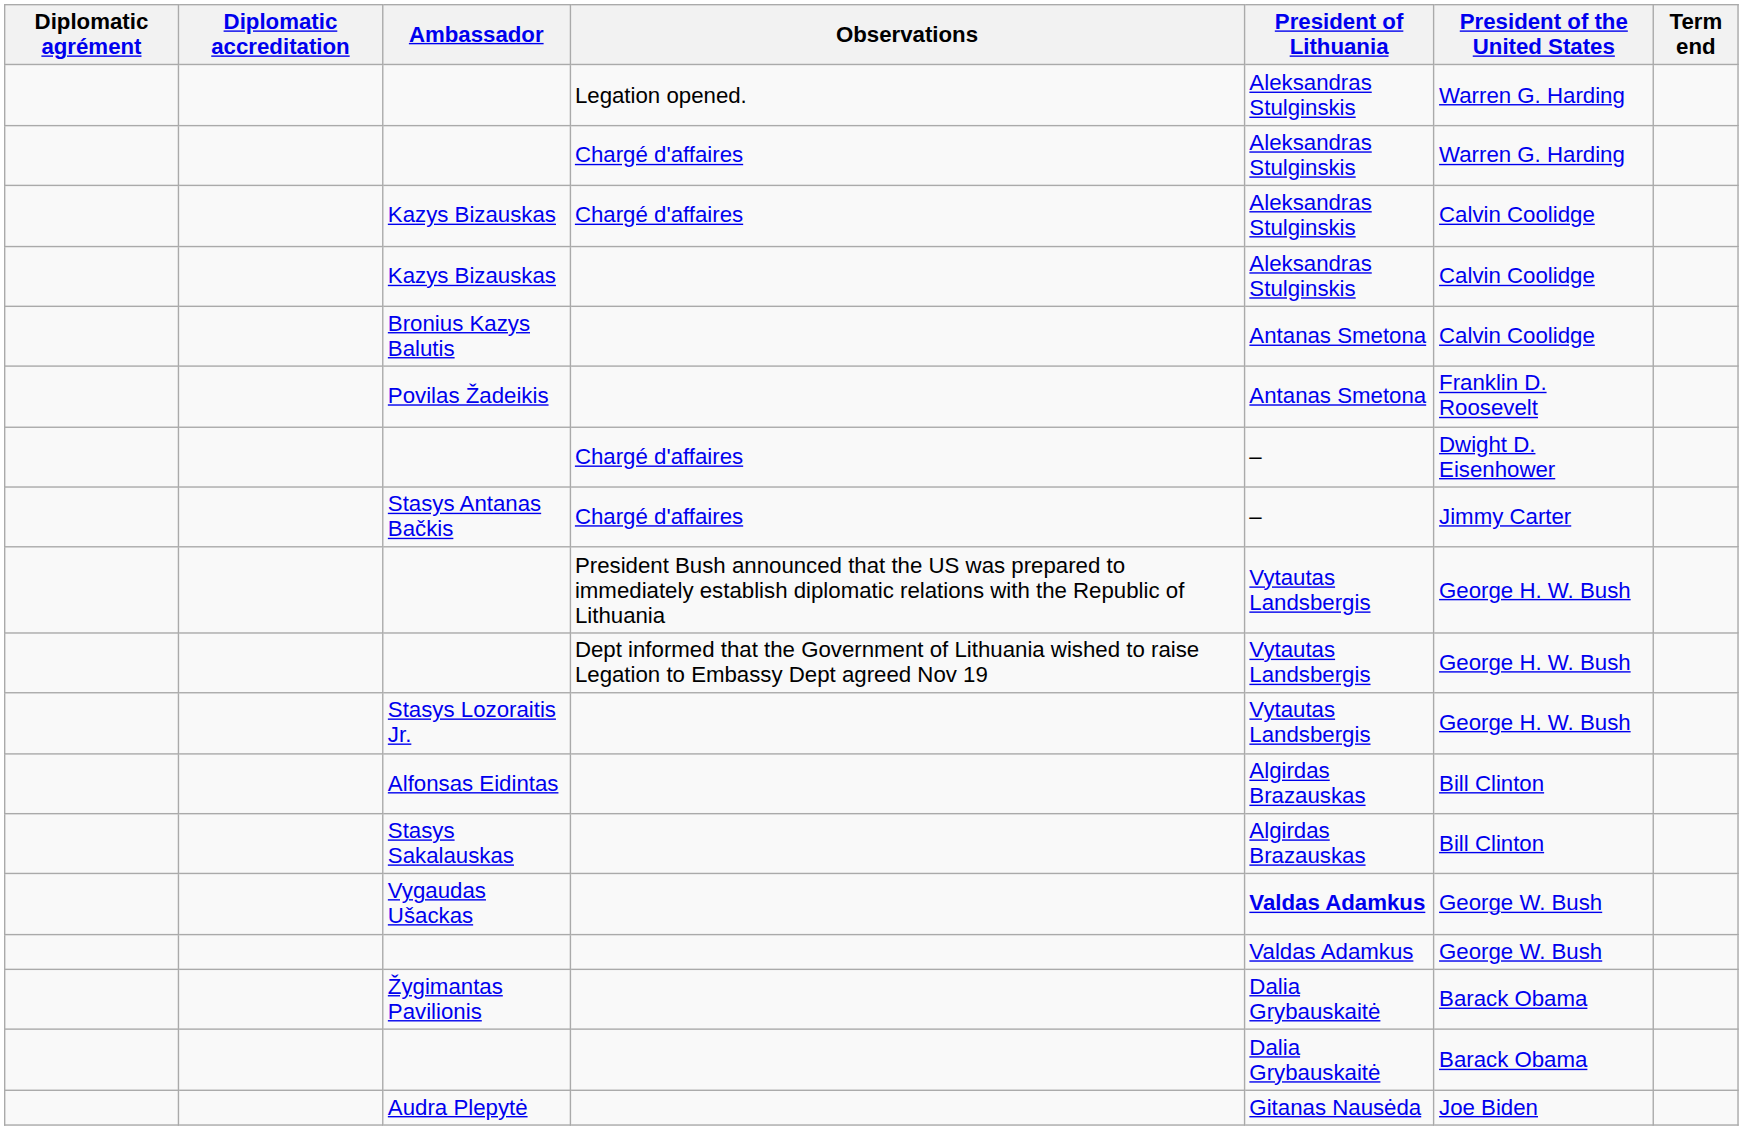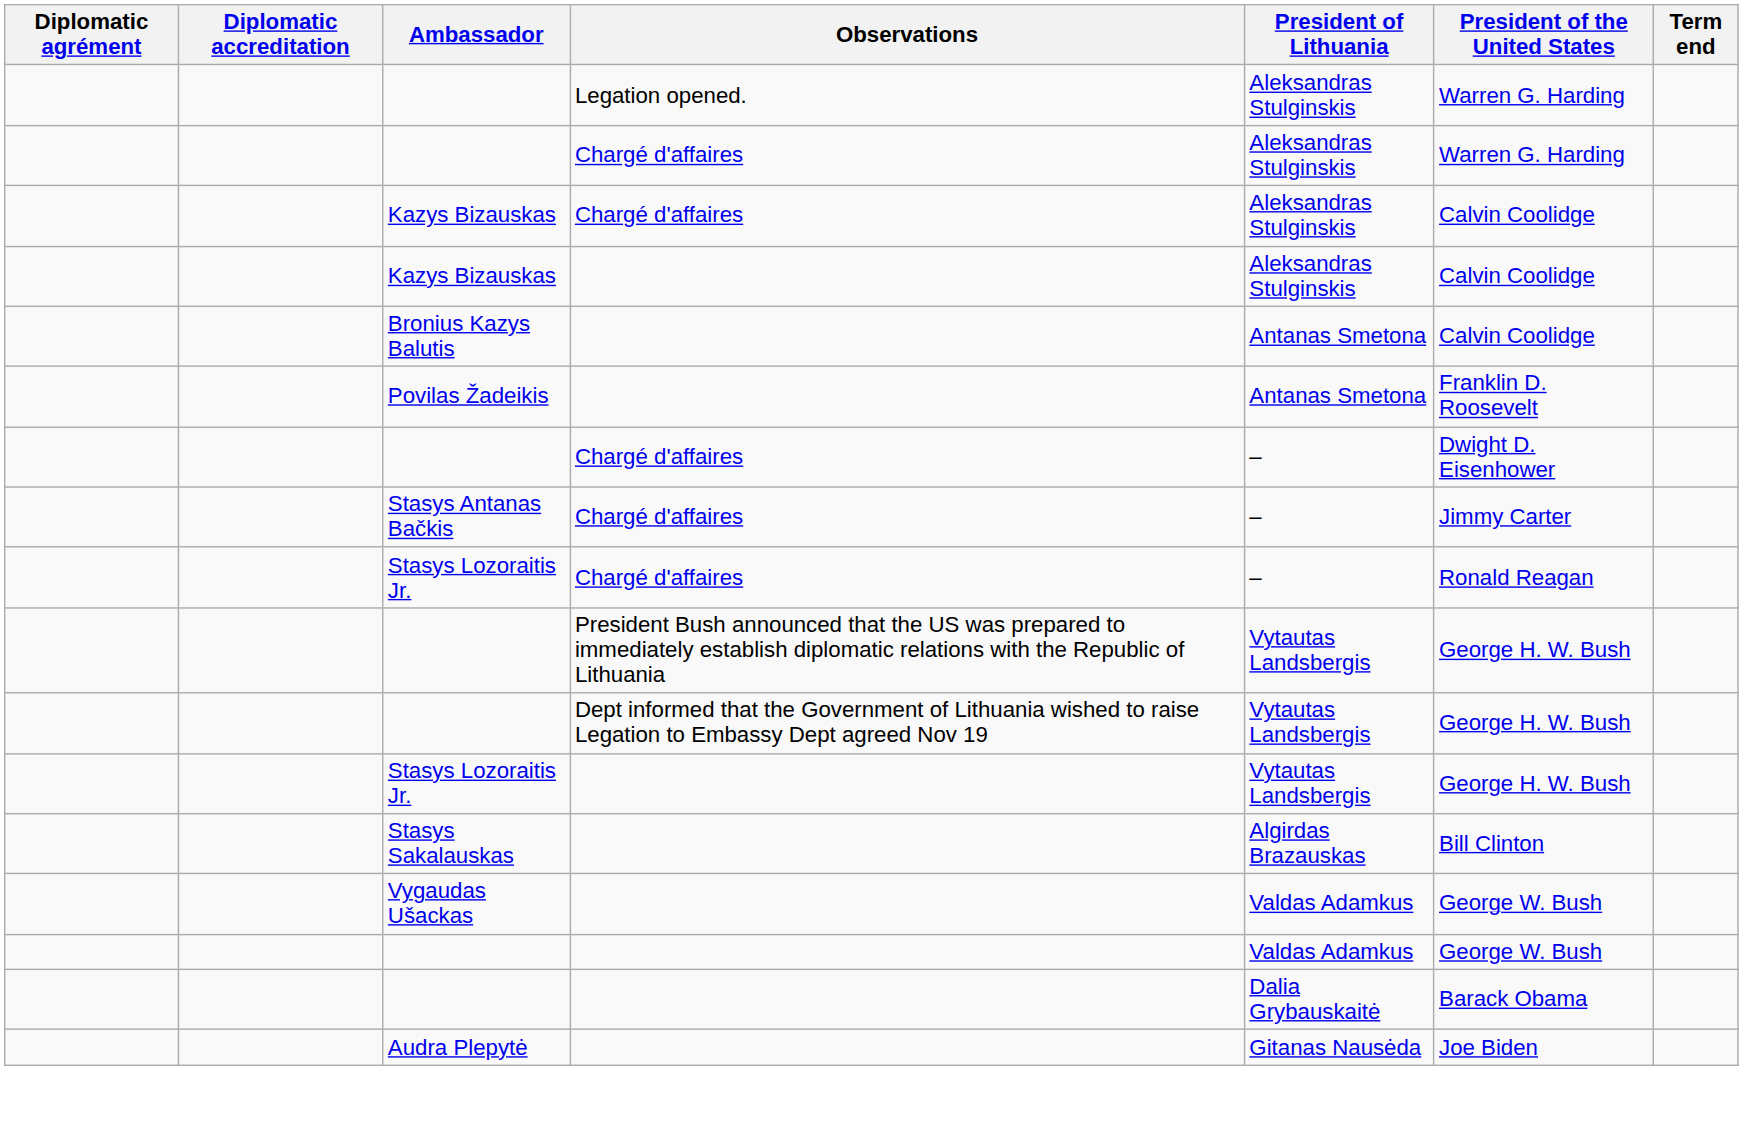+ row: (472, 577)
- row: (473, 783)
(1337, 903) bold -> (1331, 903) normal
- row: (445, 999)
